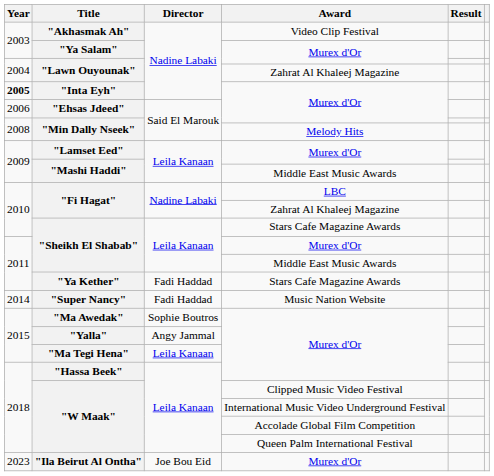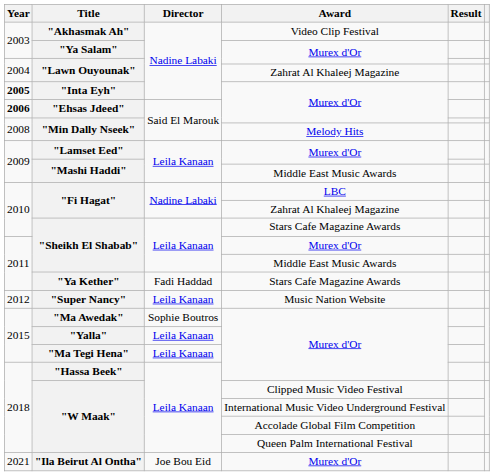(18, 108) normal -> (18, 108) bold
(18, 299) 2014 -> (18, 299) 2012
(183, 299) Fadi Haddad -> (183, 299) Leila Kanaan
(183, 335) Angy Jammal -> (183, 335) Leila Kanaan
(18, 461) 2023 -> (18, 461) 2021
